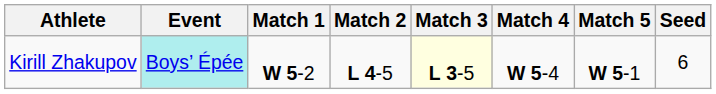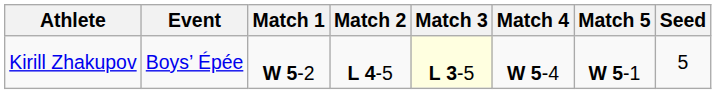(195, 62) paleturquoise background -> (195, 62) no background
(683, 62) 6 -> (683, 62) 5
